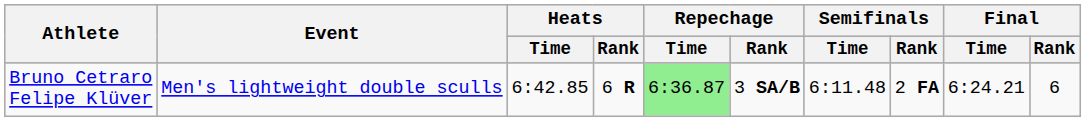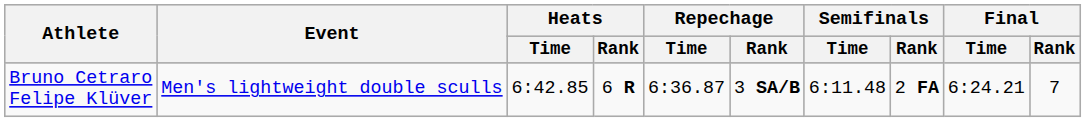(686, 89) lightgreen background -> (686, 89) no background
(1055, 89) 6 -> (1055, 89) 7
